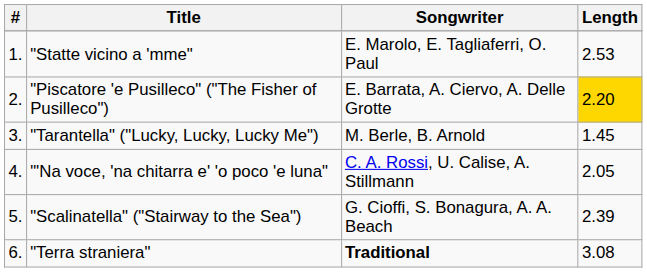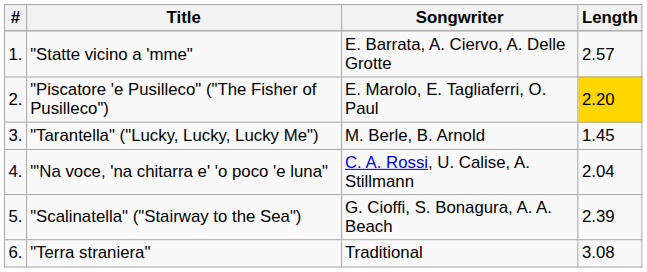(446, 53) E. Marolo, E. Tagliaferri, O. Paul -> (455, 53) E. Barrata, A. Ciervo, A. Delle Grotte
(598, 53) 2.53 -> (598, 53) 2.57
(455, 99) E. Barrata, A. Ciervo, A. Delle Grotte -> (446, 99) E. Marolo, E. Tagliaferri, O. Paul
(598, 171) 2.05 -> (598, 171) 2.04
(387, 253) bold -> (384, 253) normal
